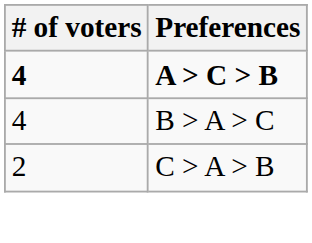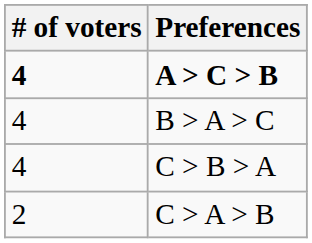+ row: (216, 167)
